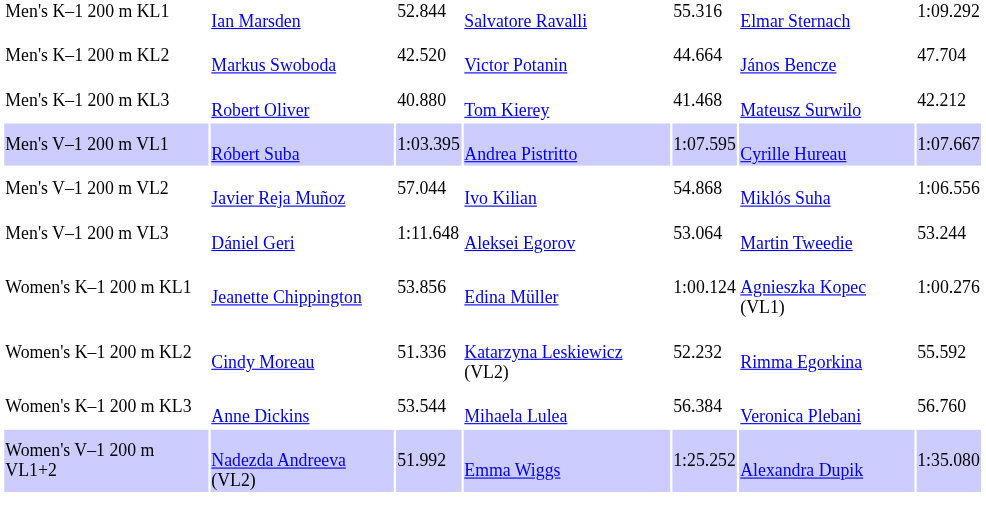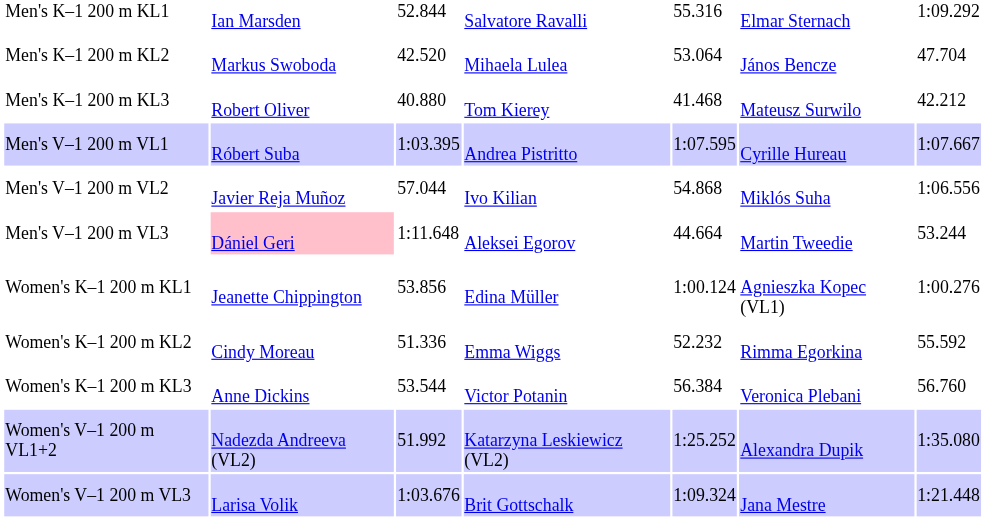(516, 65) Victor Potanin -> (516, 65) Mihaela Lulea
(698, 55) 44.664 -> (698, 55) 53.064
(253, 243) no background -> (253, 243) pink background
(698, 233) 53.064 -> (698, 233) 44.664
(543, 362) Katarzyna Leskiewicz (VL2) -> (512, 352) Emma Wiggs
(516, 416) Mihaela Lulea -> (516, 396) Victor Potanin
(512, 470) Emma Wiggs -> (543, 450) Katarzyna Leskiewicz (VL2)
+ row: (98, 495)
